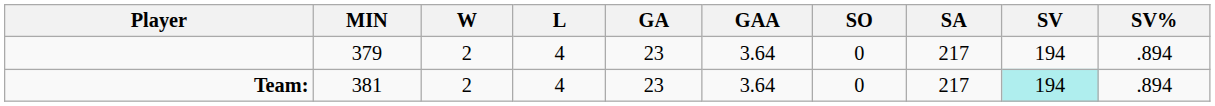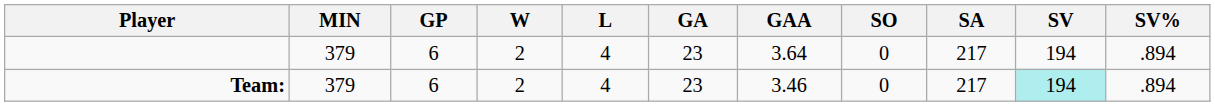+ column: (434, 20)
(367, 85) 381 -> (340, 85) 379
(757, 85) 3.64 -> (789, 85) 3.46
